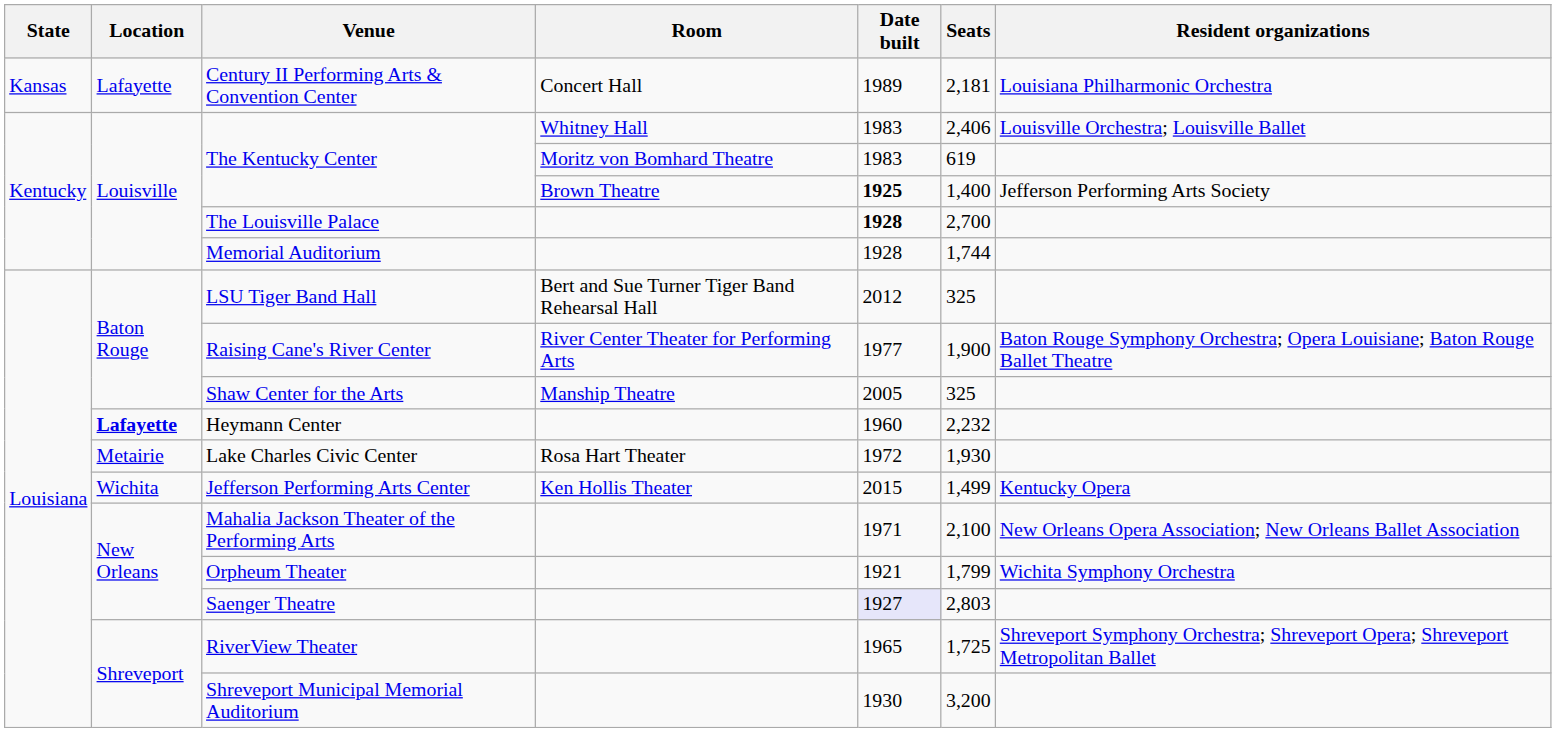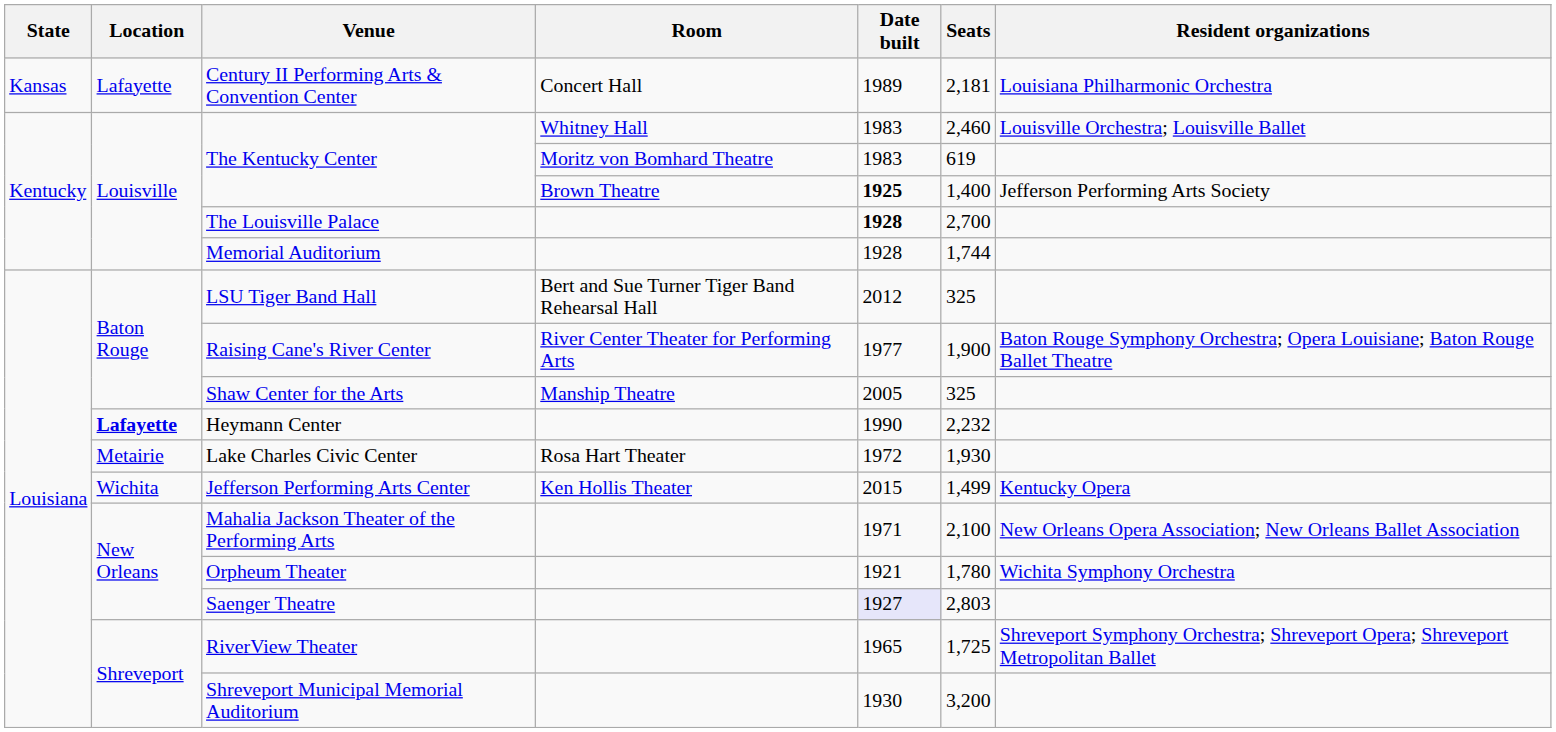(968, 127) 2,406 -> (968, 127) 2,460
(882, 424) 1960 -> (882, 424) 1990
(968, 572) 1,799 -> (968, 572) 1,780
